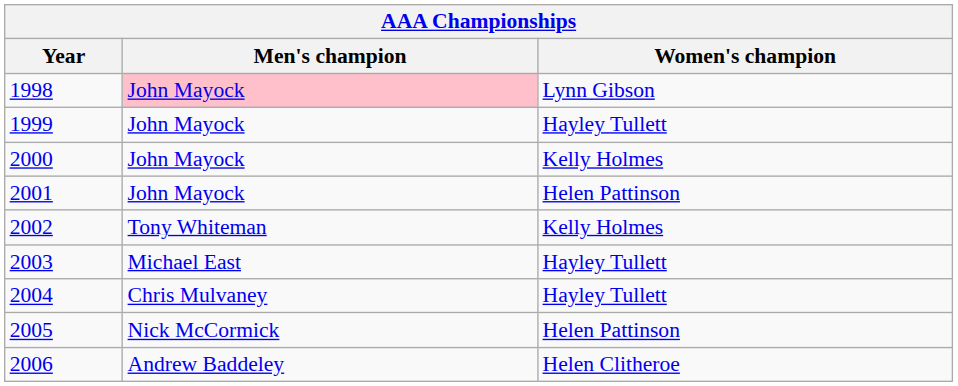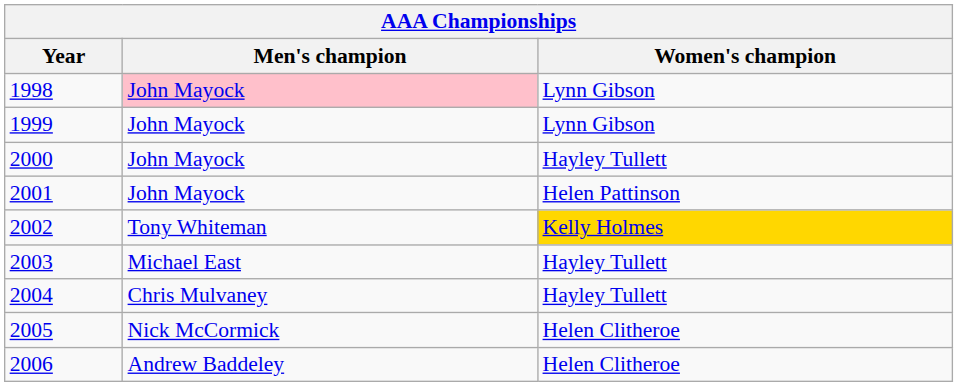(605, 124) Hayley Tullett -> (599, 124) Lynn Gibson
(603, 158) Kelly Holmes -> (605, 158) Hayley Tullett
(603, 227) no background -> (603, 227) gold background
(611, 329) Helen Pattinson -> (611, 329) Helen Clitheroe
